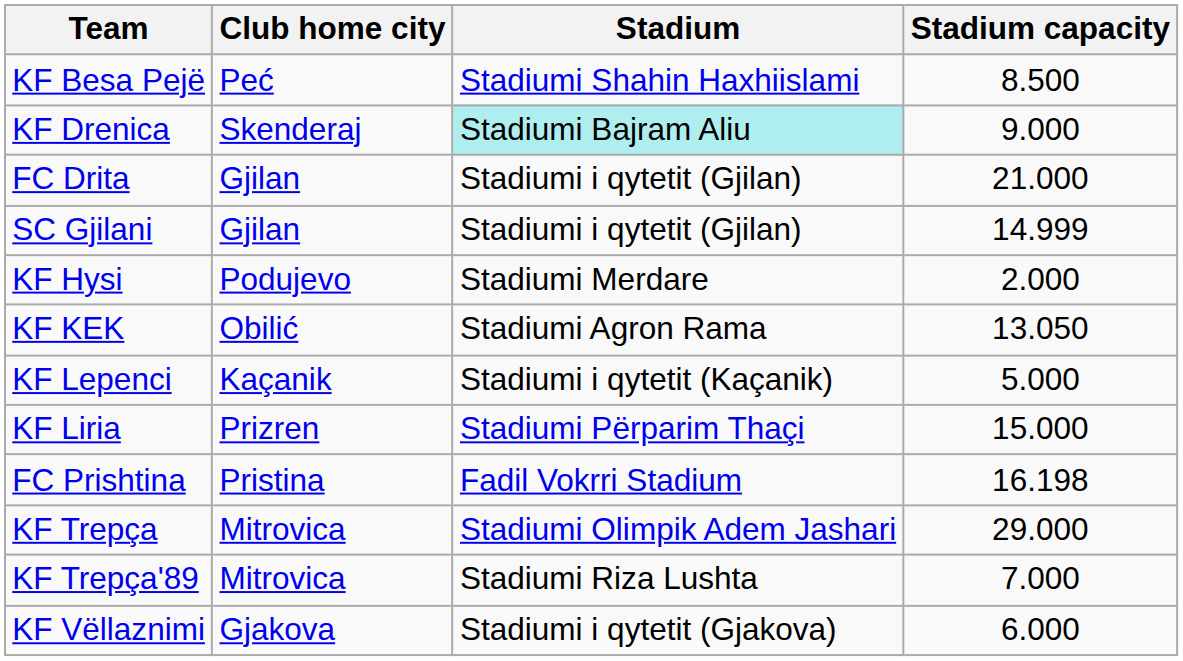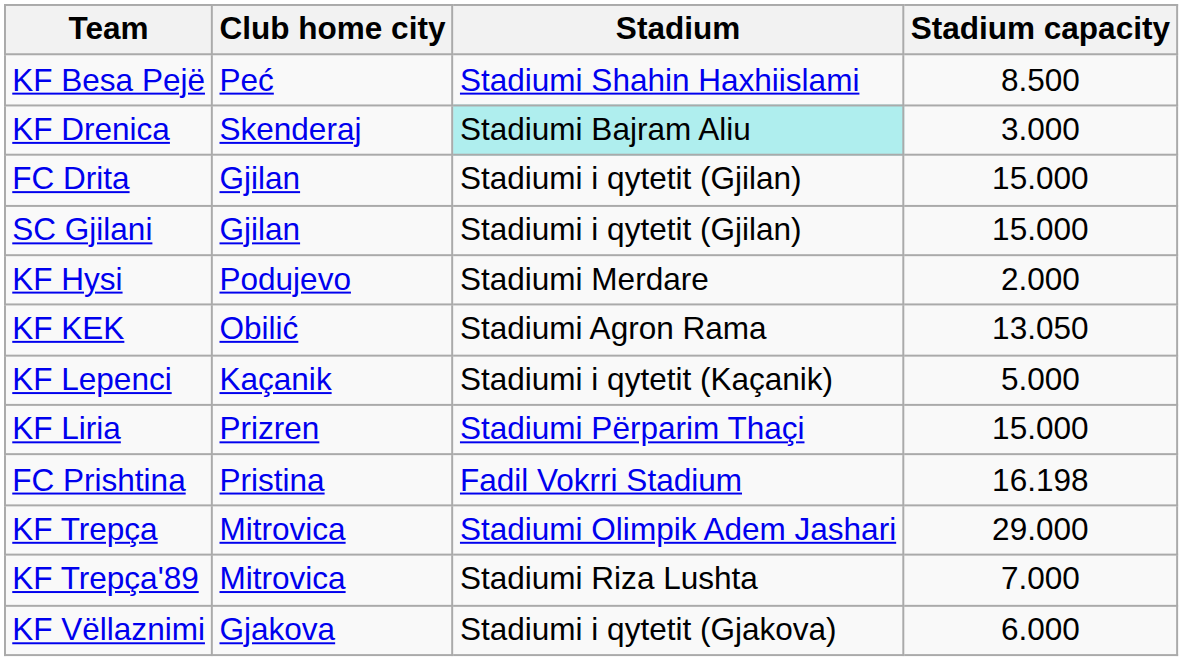(1040, 129) 9.000 -> (1040, 129) 3.000
(1040, 179) 21.000 -> (1040, 179) 15.000
(1040, 229) 14.999 -> (1040, 229) 15.000
